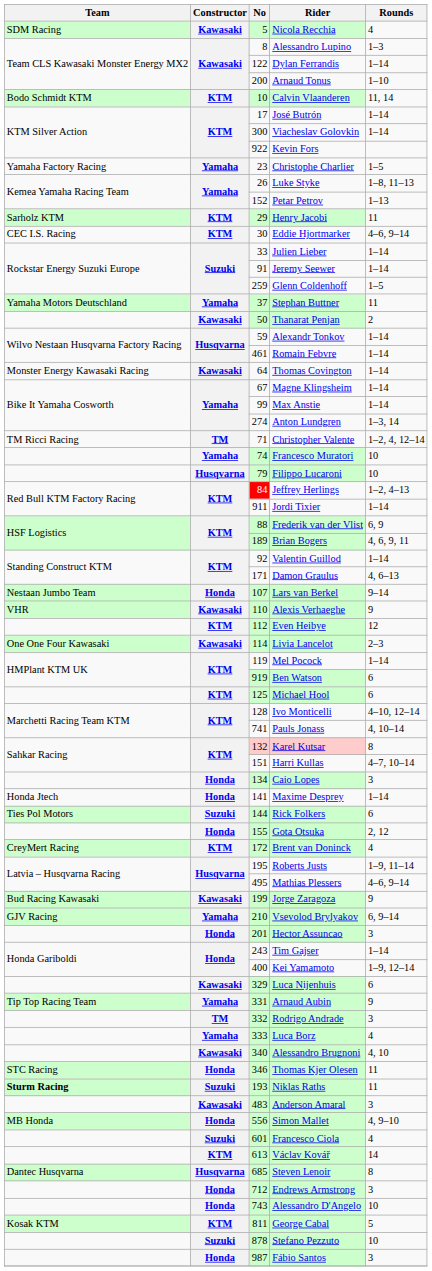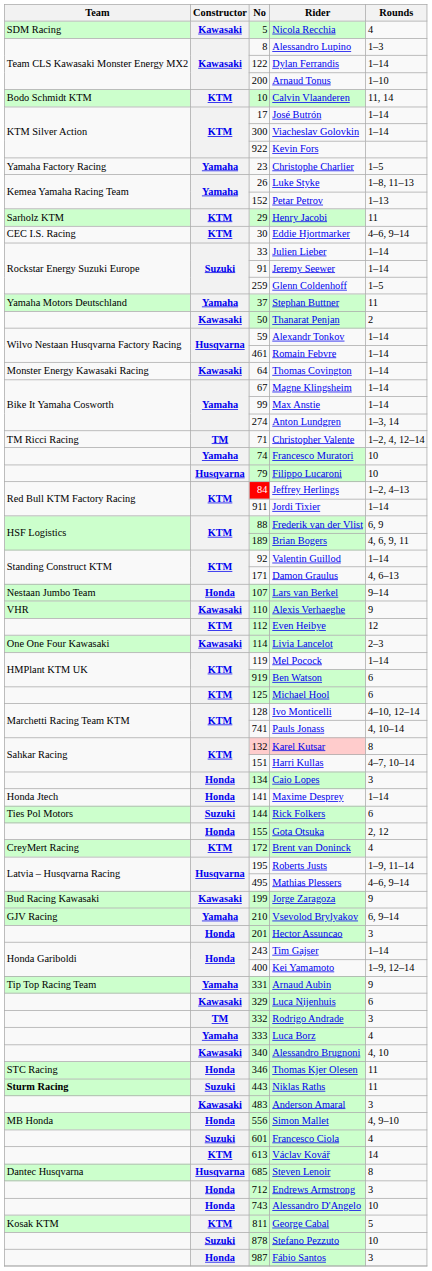rows swapped: (304, 984) <-> (302, 1001)
(260, 1086) 193 -> (260, 1086) 443
